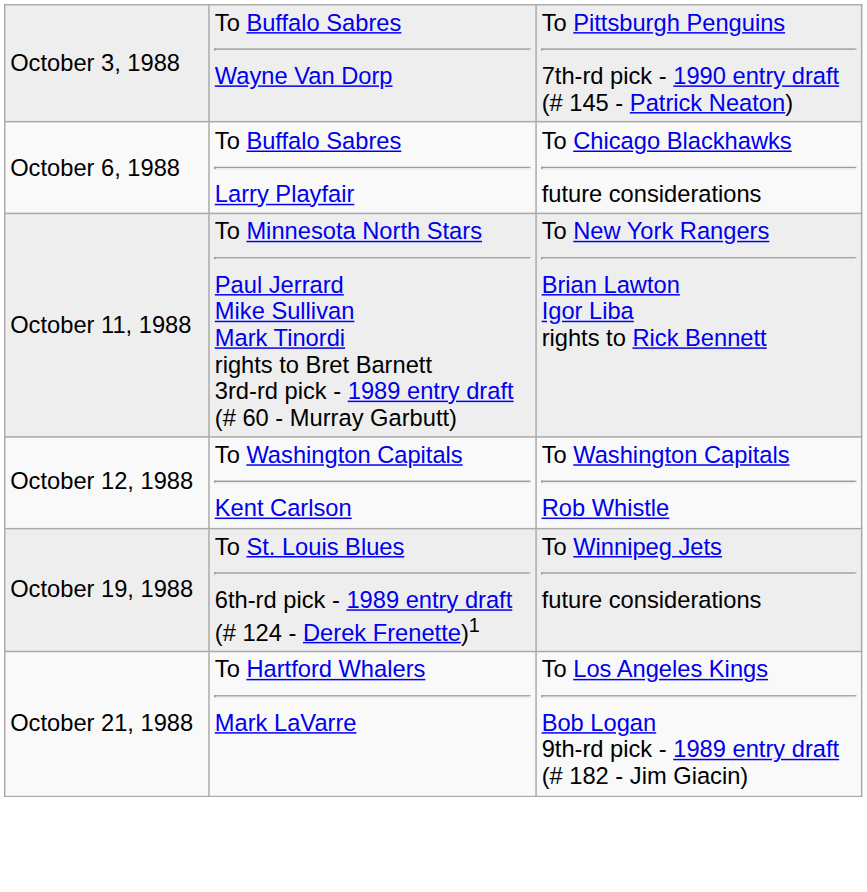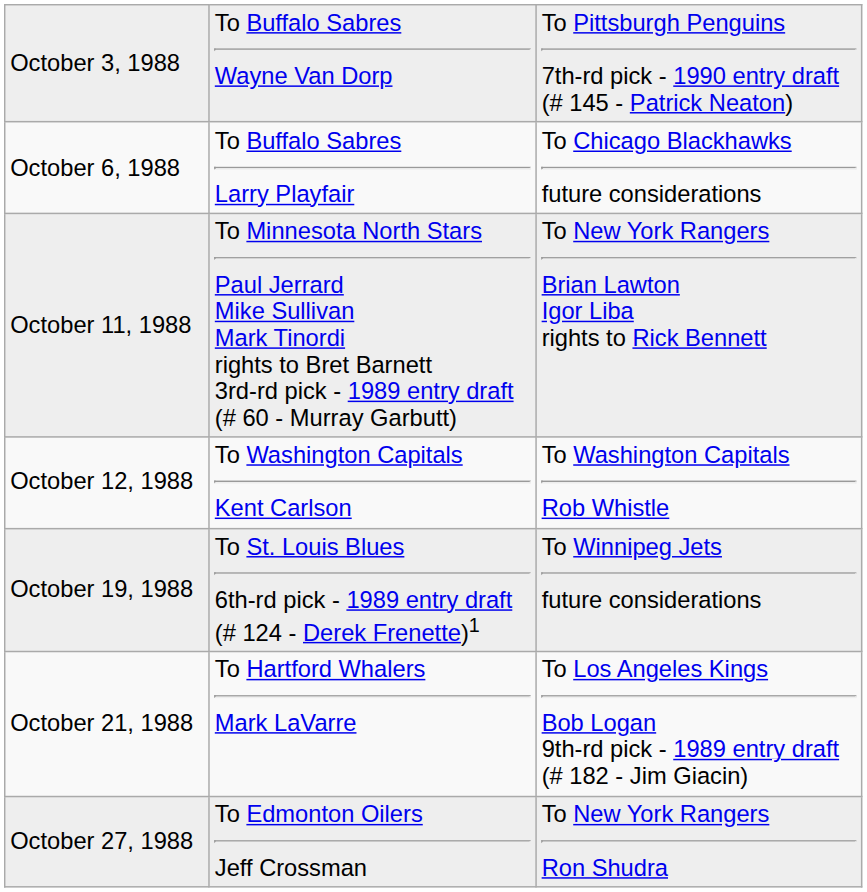+ row: (102, 841)
